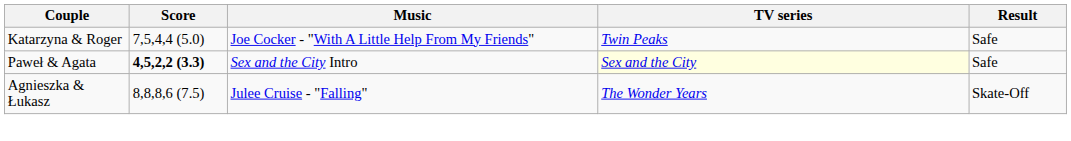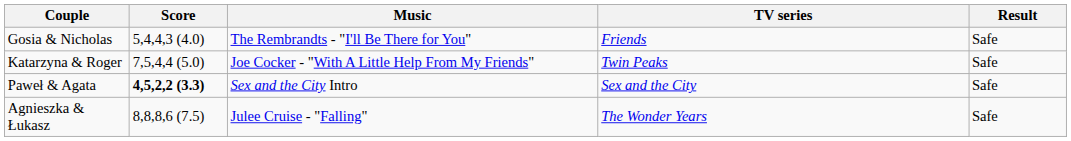+ row: (60, 39)
(649, 62) lightyellow background -> (649, 85) no background
(1001, 93) Skate-Off -> (985, 116) Safe
